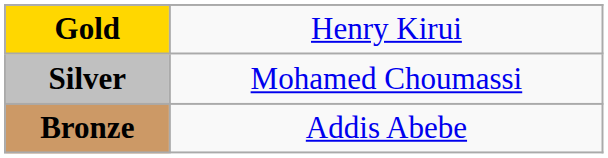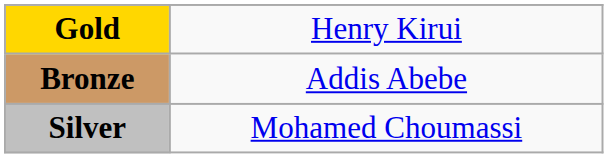rows swapped: (87, 78) <-> (87, 127)
